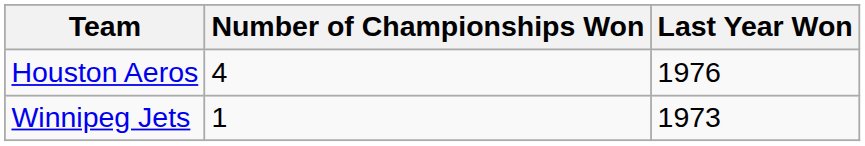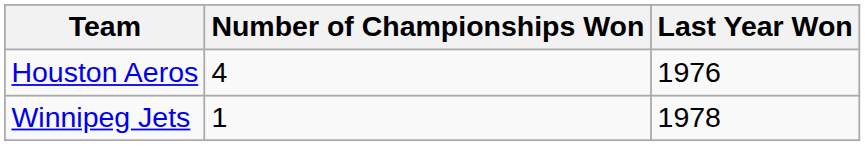(689, 117) 1973 -> (689, 117) 1978
